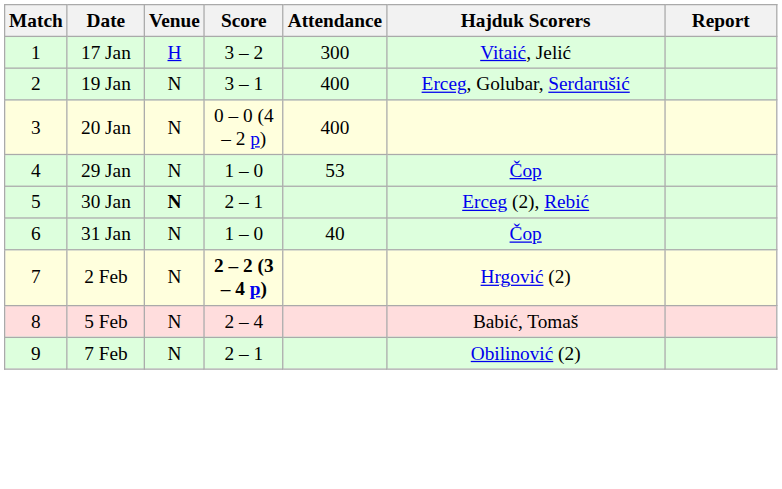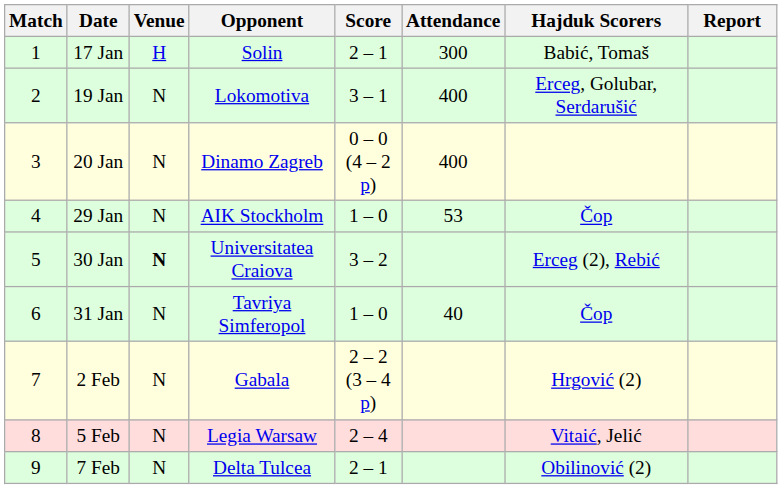+ column: (262, 20)
(244, 52) 3 – 2 -> (368, 52) 2 – 1
(526, 52) Vitaić, Jelić -> (596, 52) Babić, Tomaš
(244, 202) 2 – 1 -> (368, 259) 3 – 2
(244, 277) bold -> (368, 380) normal
(526, 320) Babić, Tomaš -> (596, 435) Vitaić, Jelić
